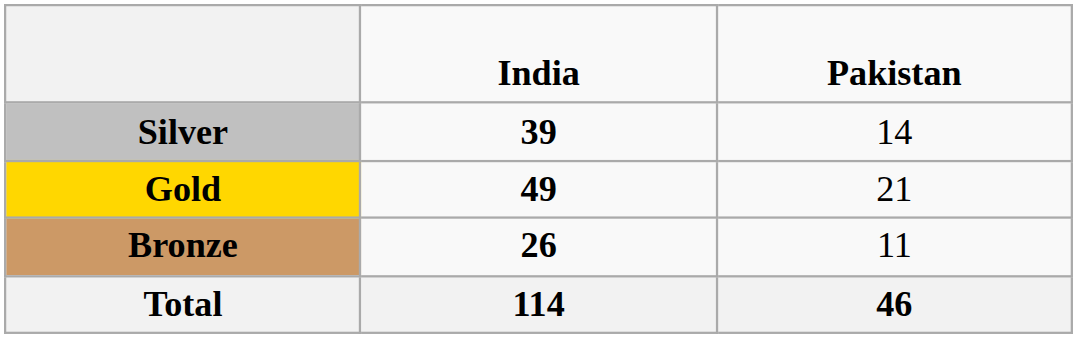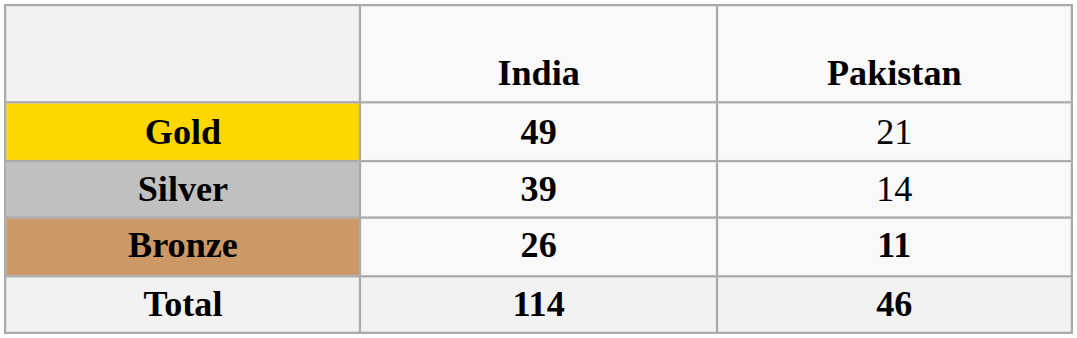rows swapped: (183, 188) <-> (183, 131)
(894, 245) normal -> (894, 245) bold
